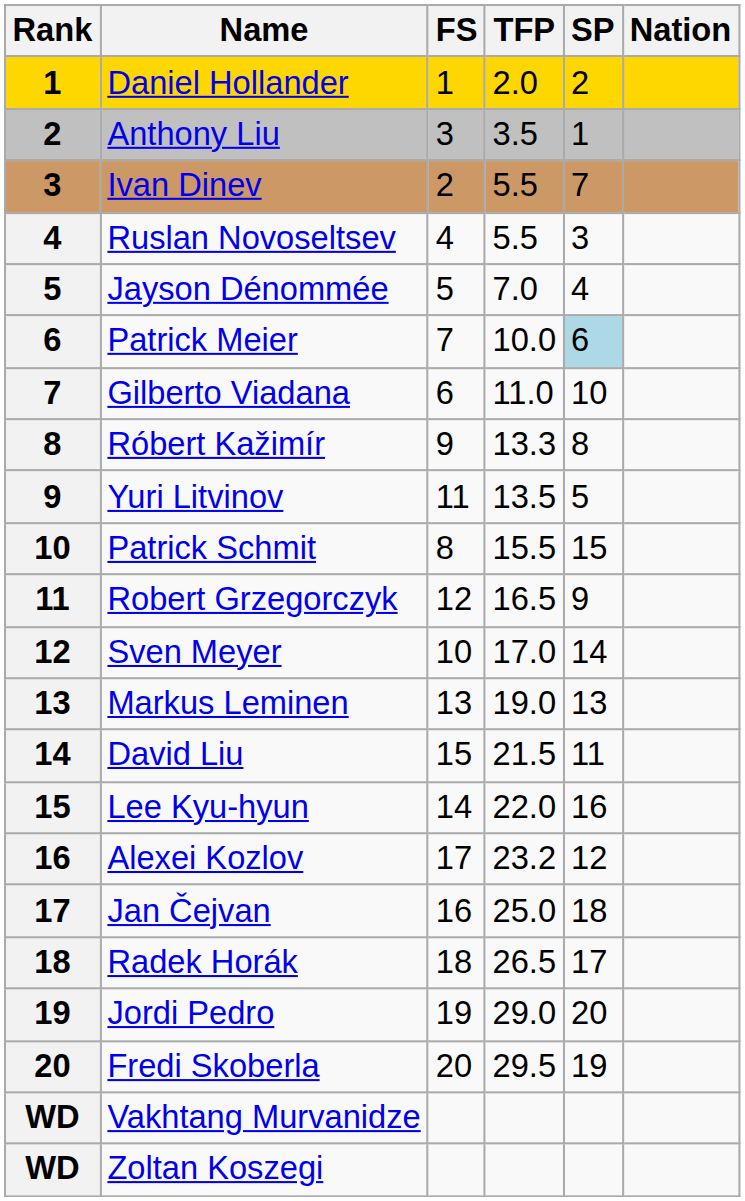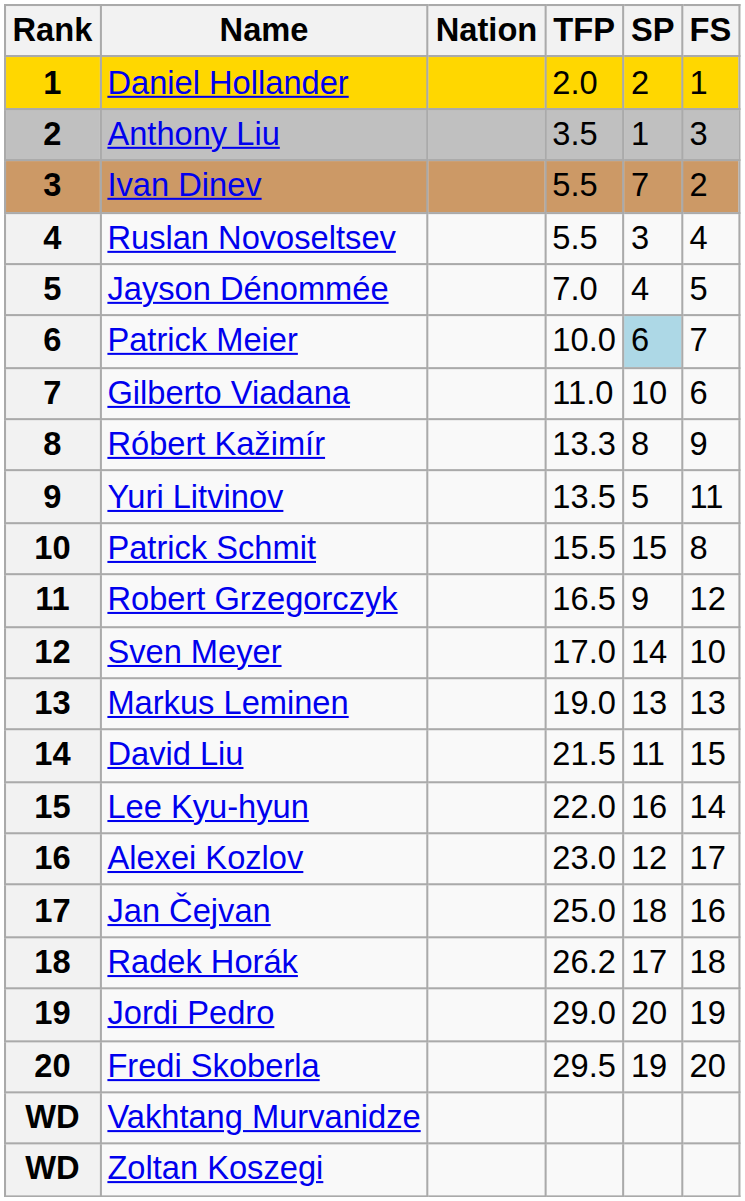columns swapped: (680, 30) <-> (457, 30)
(524, 858) 23.2 -> (584, 858) 23.0
(524, 962) 26.5 -> (584, 962) 26.2
